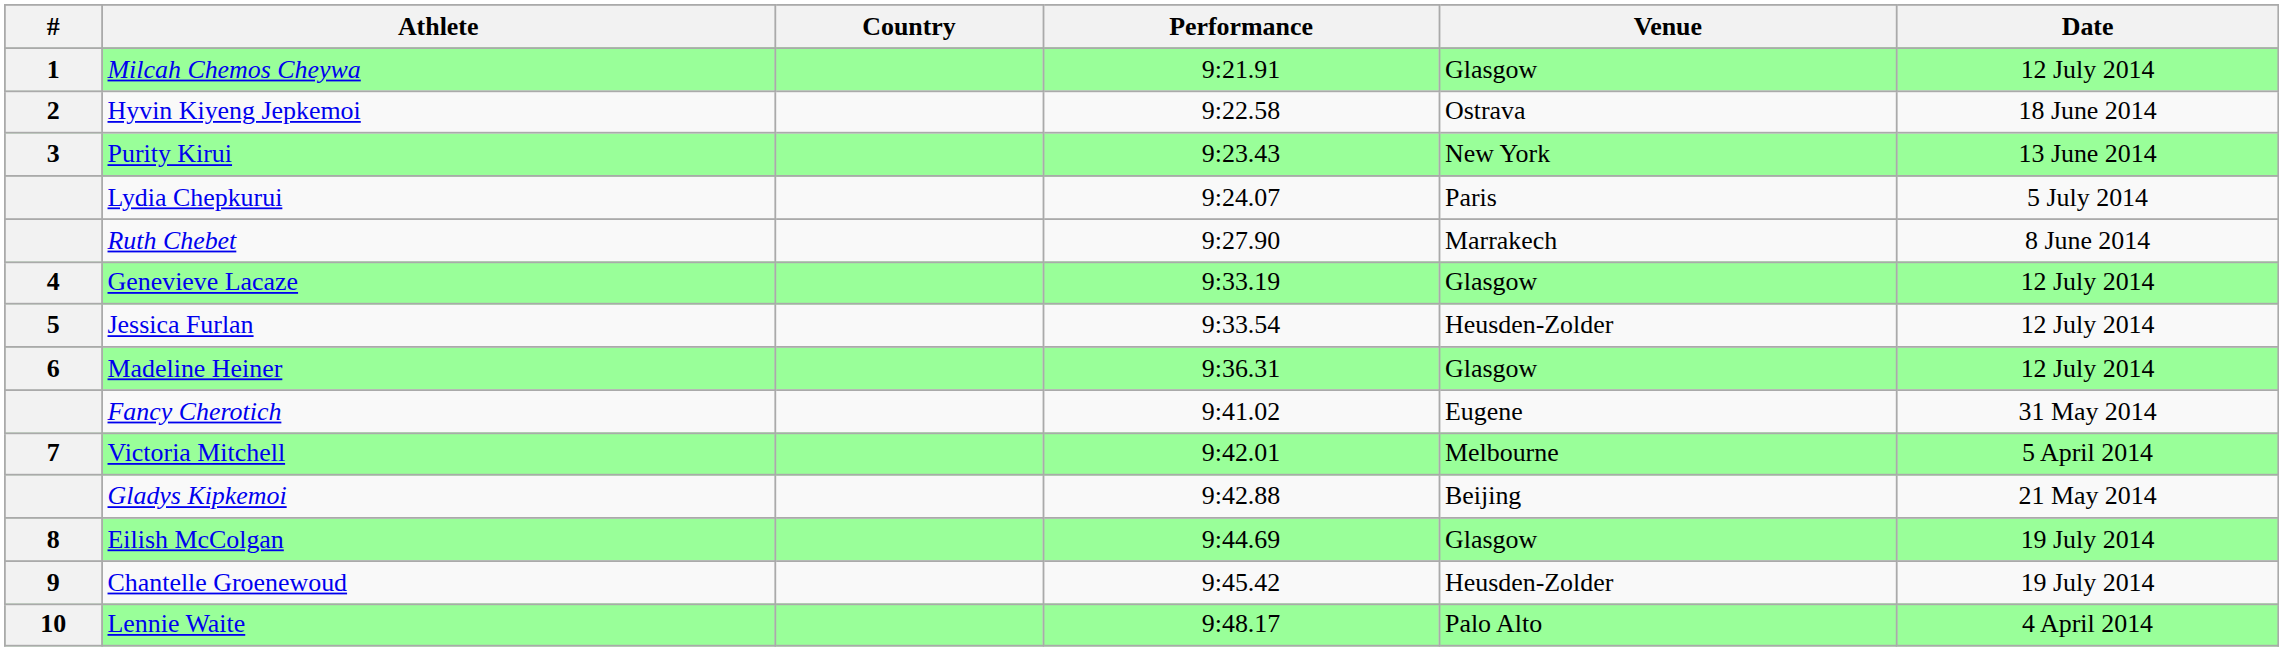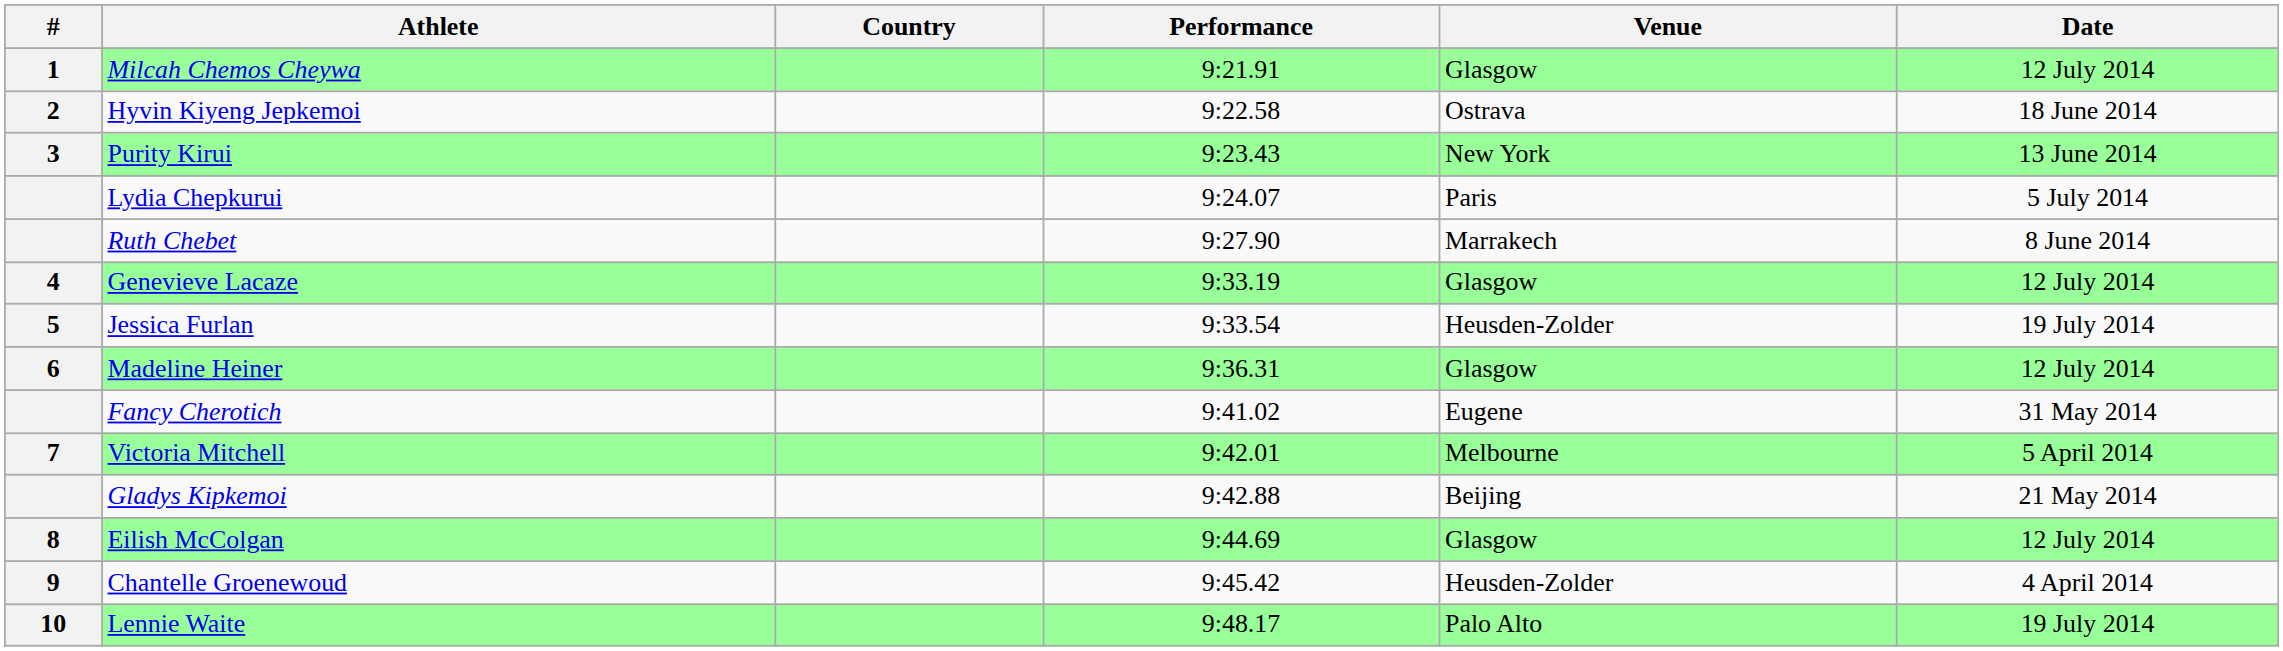(2088, 325) 12 July 2014 -> (2088, 325) 19 July 2014
(2088, 539) 19 July 2014 -> (2088, 539) 12 July 2014
(2088, 582) 19 July 2014 -> (2088, 582) 4 April 2014
(2088, 624) 4 April 2014 -> (2088, 624) 19 July 2014
